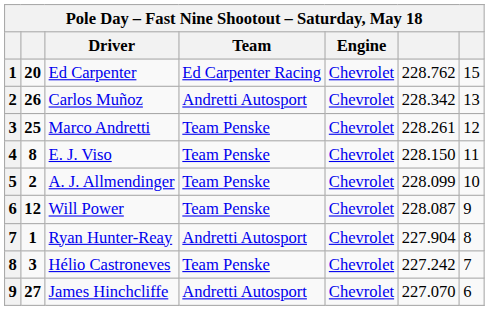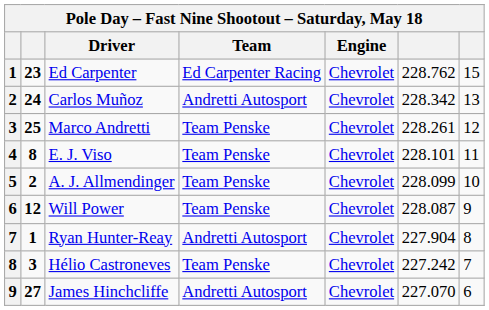(33, 72) 20 -> (33, 72) 23
(33, 100) 26 -> (33, 100) 24
(429, 154) 228.150 -> (429, 154) 228.101
